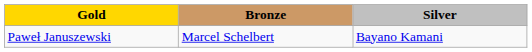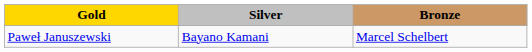columns swapped: (440, 15) <-> (266, 15)
